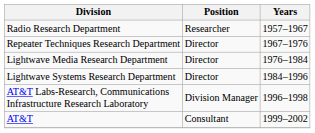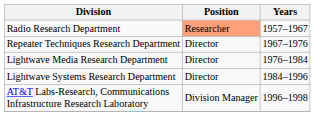(207, 28) no background -> (207, 28) lightsalmon background
- row: (20, 119)
